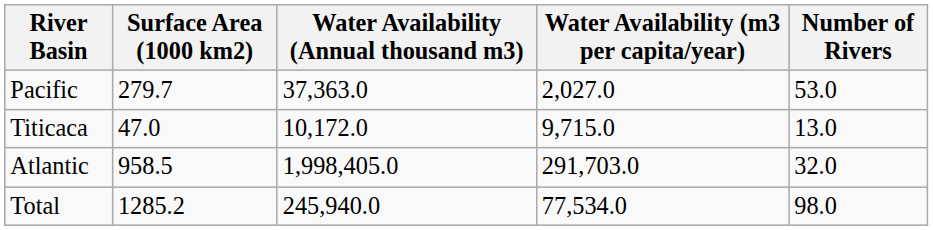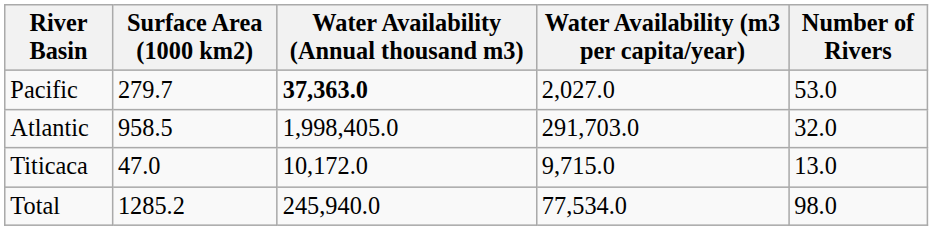(325, 89) normal -> (325, 89) bold
rows swapped: (50, 166) <-> (49, 128)
